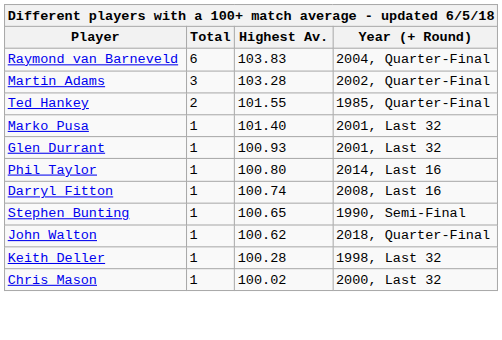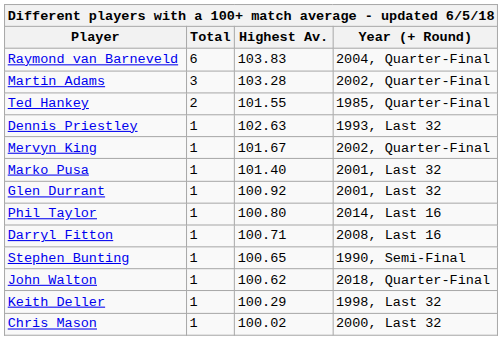+ row: (73, 126)
+ row: (52, 148)
(262, 148) 100.93 -> (262, 192) 100.92
(262, 192) 100.74 -> (262, 236) 100.71
(262, 258) 100.28 -> (262, 302) 100.29
